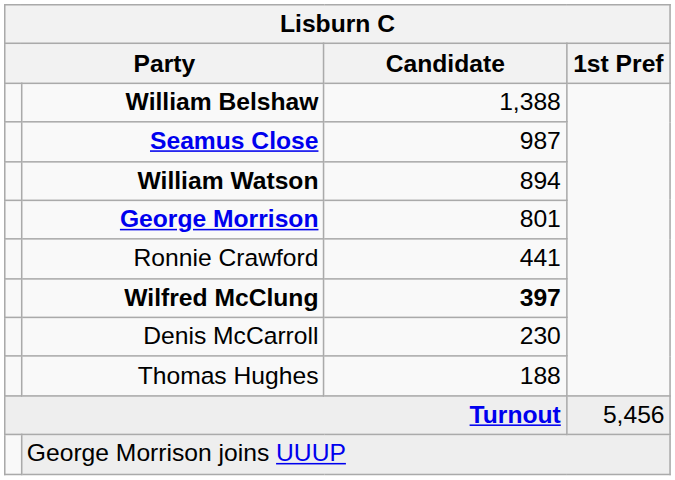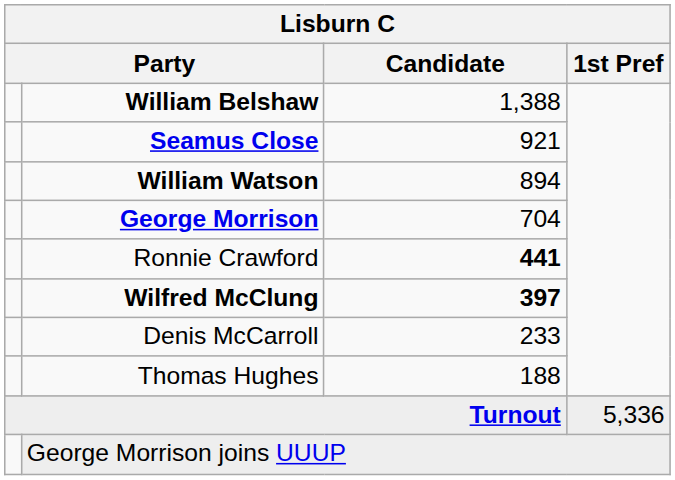(540, 141) 987 -> (540, 141) 921
(540, 219) 801 -> (540, 219) 704
(540, 258) normal -> (540, 258) bold
(540, 336) 230 -> (540, 336) 233
(634, 414) 5,456 -> (634, 414) 5,336
